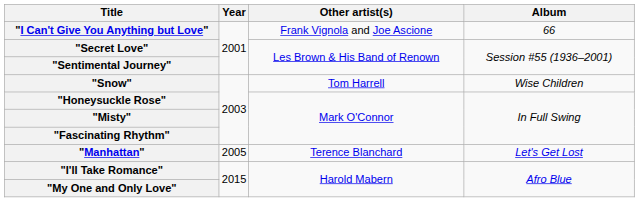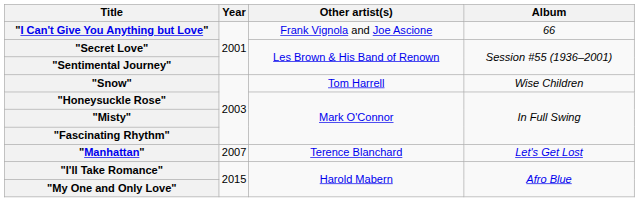(234, 153) 2005 -> (234, 153) 2007
